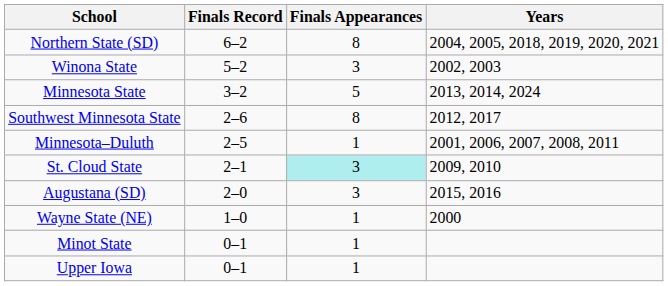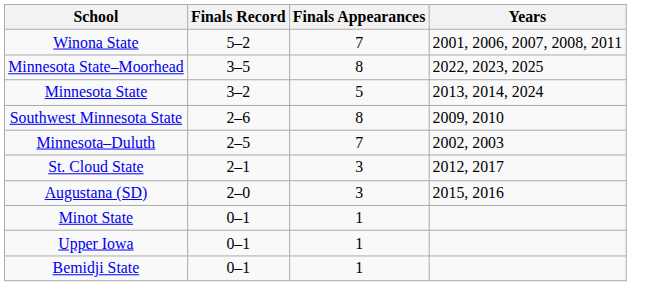- row: (94, 42)
(356, 67) 3 -> (359, 42) 7
(465, 67) 2002, 2003 -> (527, 42) 2001, 2006, 2007, 2008, 2011
+ row: (96, 67)
(465, 117) 2012, 2017 -> (468, 117) 2009, 2010
(356, 142) 1 -> (359, 142) 7
(524, 142) 2001, 2006, 2007, 2008, 2011 -> (468, 142) 2002, 2003
(356, 167) paleturquoise background -> (359, 167) no background
(465, 167) 2009, 2010 -> (468, 167) 2012, 2017
- row: (94, 218)
+ row: (96, 268)
